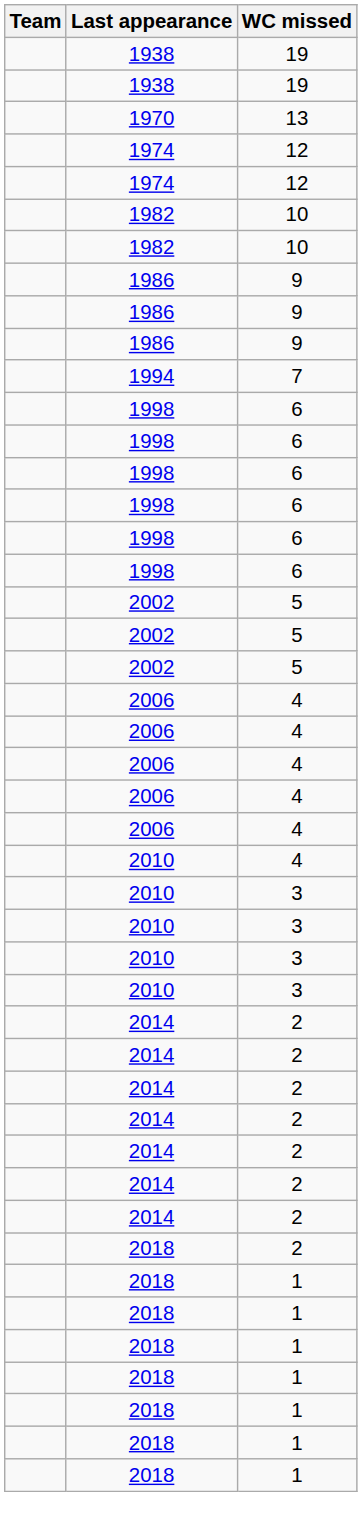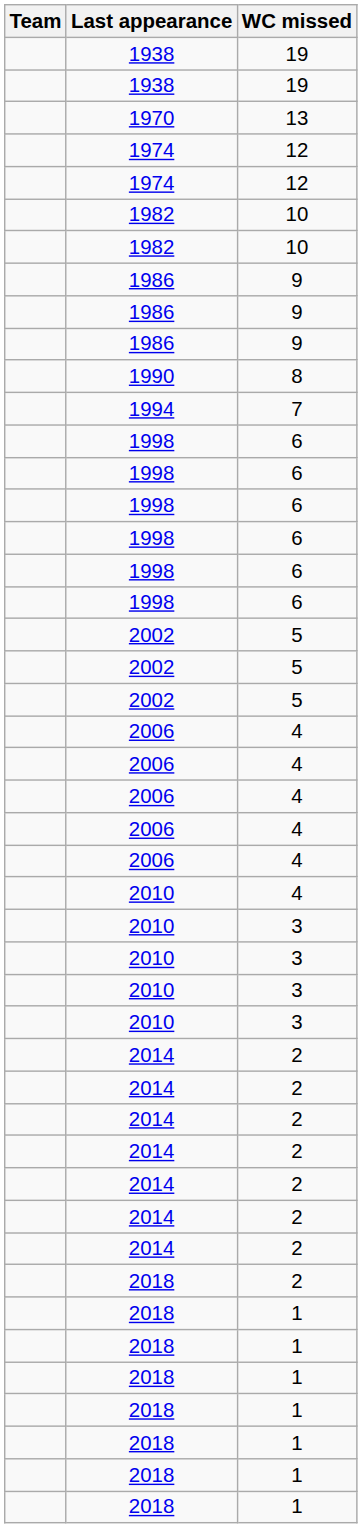+ row: (152, 377)
